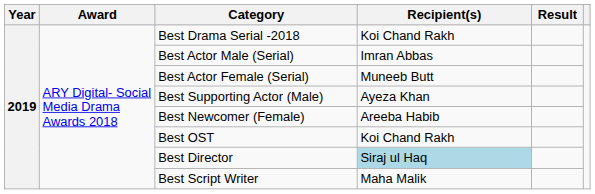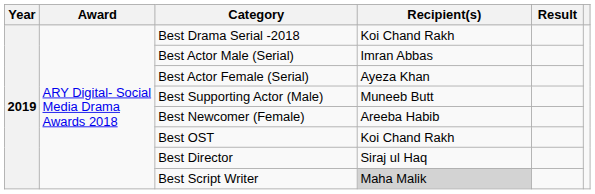(397, 76) Muneeb Butt -> (395, 76) Ayeza Khan
(395, 97) Ayeza Khan -> (397, 97) Muneeb Butt
(394, 158) lightblue background -> (394, 158) no background
(393, 178) no background -> (393, 178) lightgrey background
